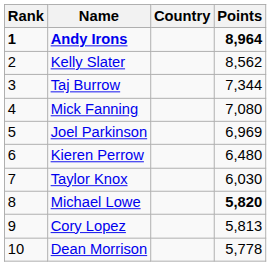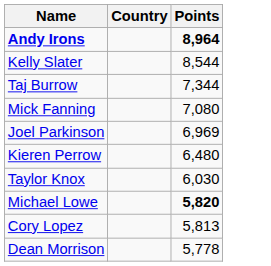- column: (26, 16)
(244, 62) 8,562 -> (201, 62) 8,544
